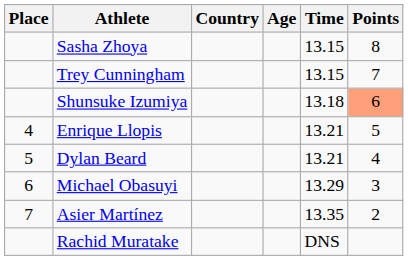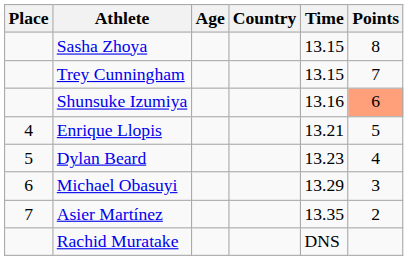columns swapped: (282, 18) <-> (227, 18)
(324, 102) 13.18 -> (324, 102) 13.16
(324, 158) 13.21 -> (324, 158) 13.23
